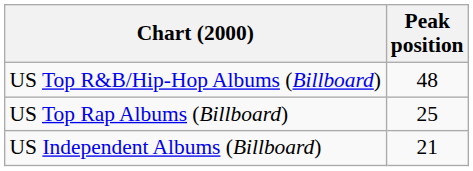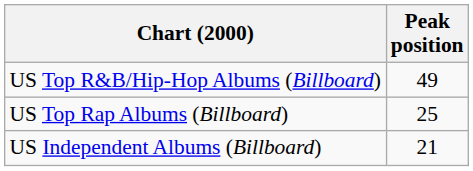(427, 79) 48 -> (427, 79) 49
